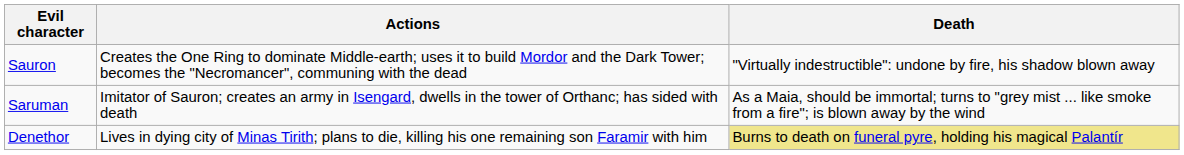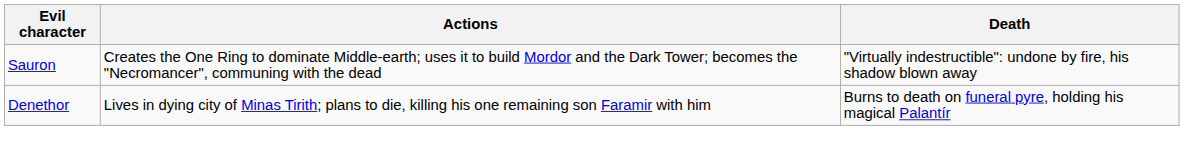- row: (38, 105)
(928, 137) khaki background -> (984, 105) no background
